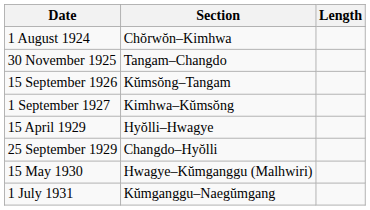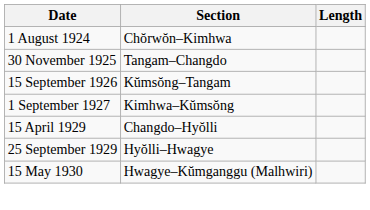(169, 127) Hyŏlli–Hwagye -> (171, 127) Changdo–Hyŏlli
(171, 149) Changdo–Hyŏlli -> (169, 149) Hyŏlli–Hwagye
- row: (41, 194)
